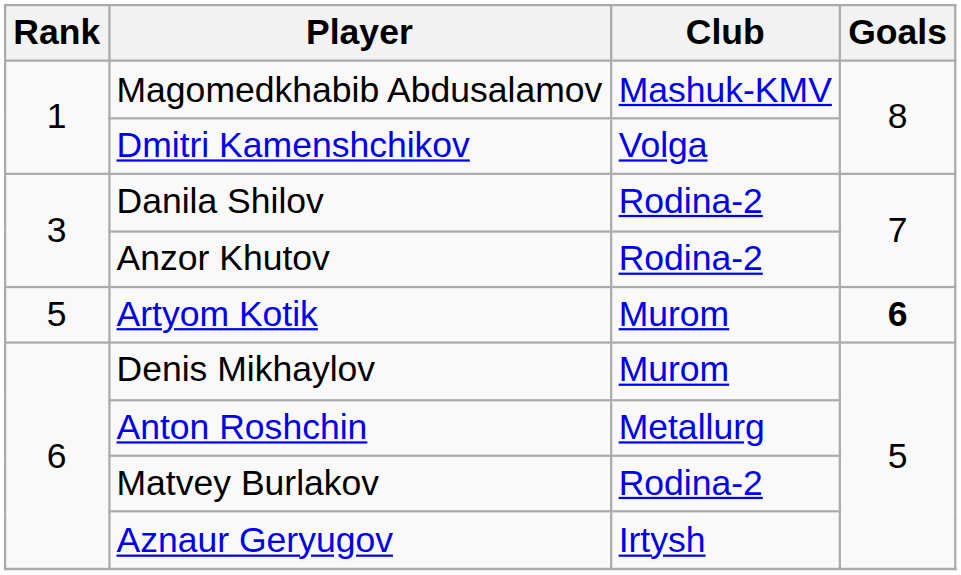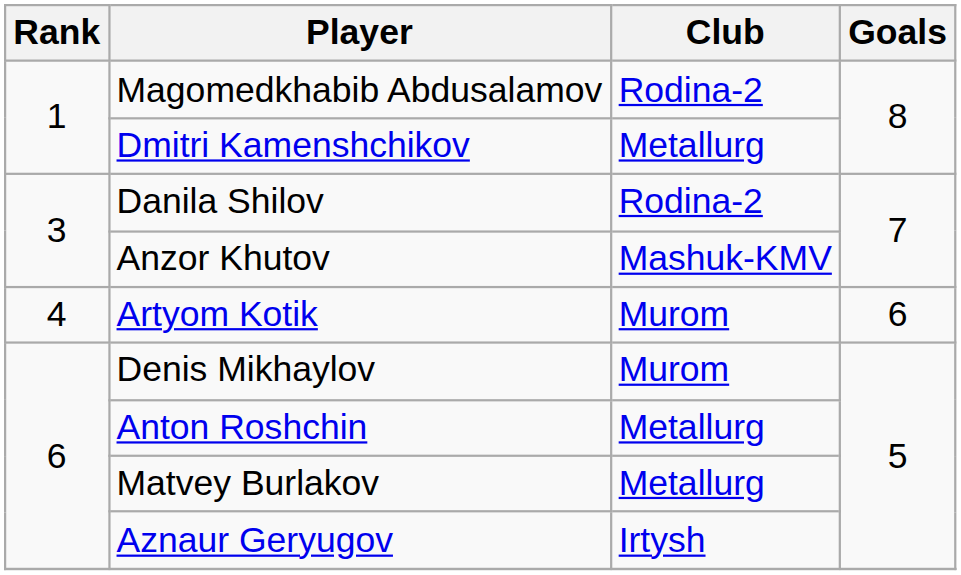(725, 88) Mashuk-KMV -> (691, 88) Rodina-2
(663, 145) Volga -> (692, 145) Metallurg
(691, 257) Rodina-2 -> (725, 257) Mashuk-KMV
(57, 314) 5 -> (57, 314) 4
(898, 314) bold -> (898, 314) normal
(691, 483) Rodina-2 -> (692, 483) Metallurg
